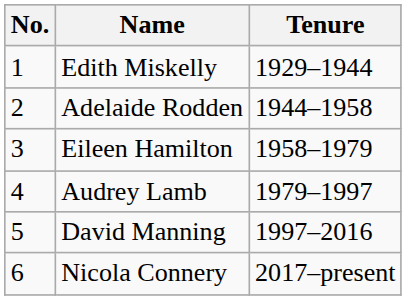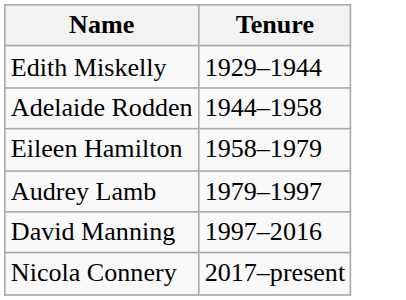- column: (30, 25)
